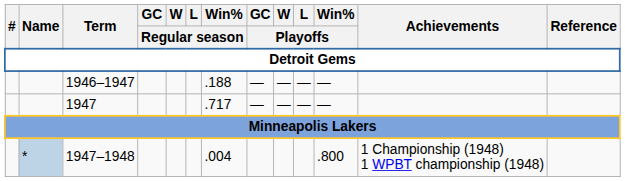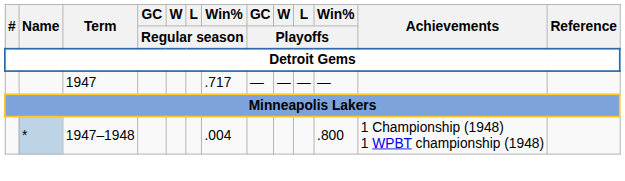- row: (100, 82)
